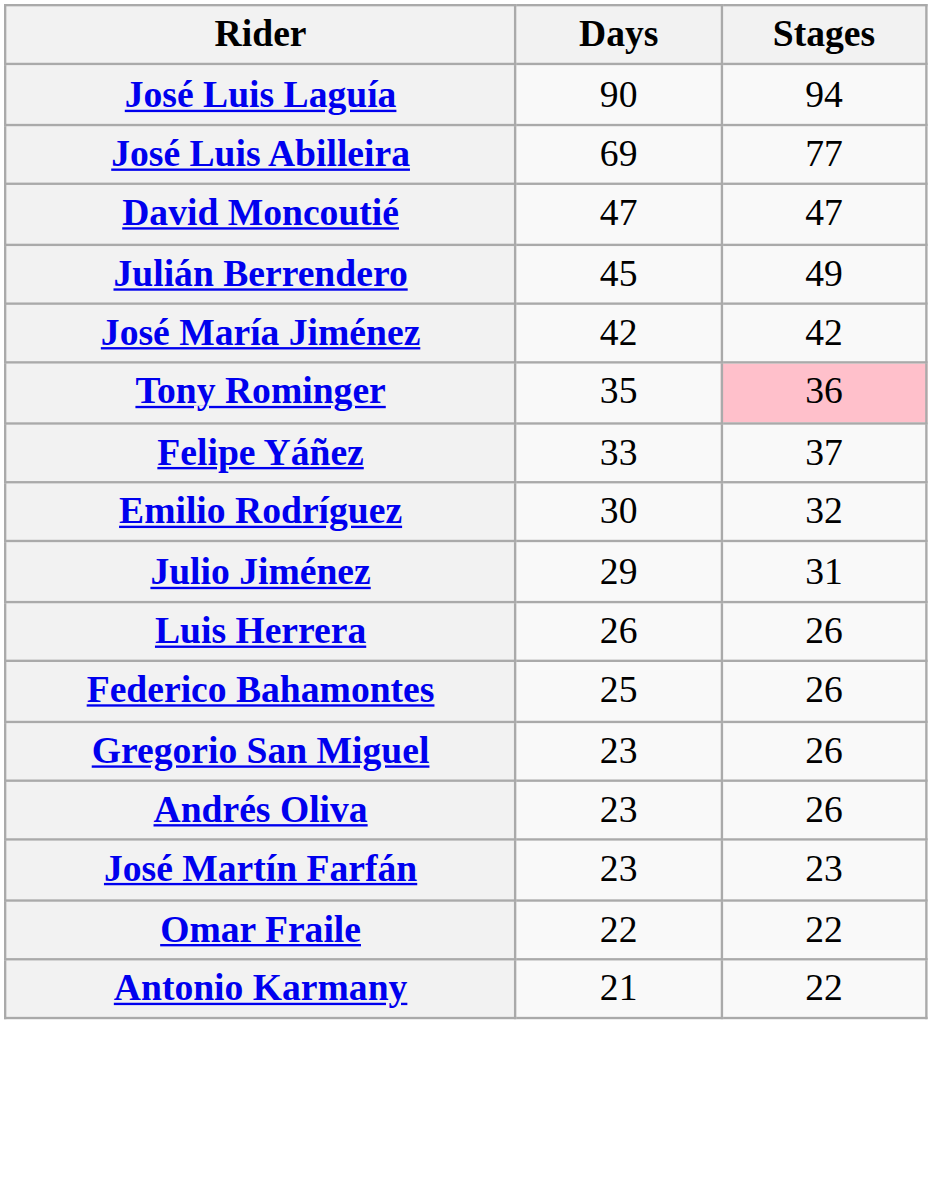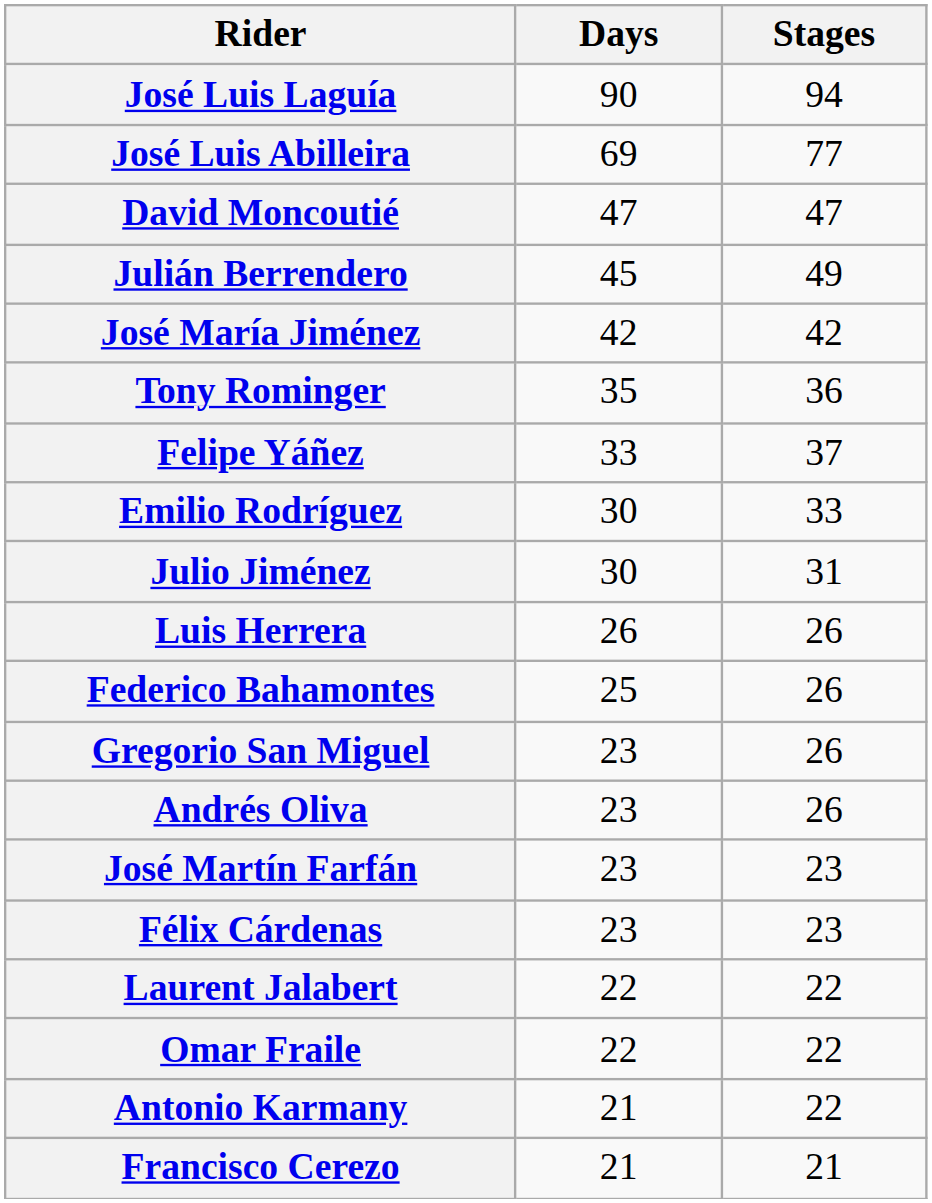(824, 392) pink background -> (824, 392) no background
(824, 511) 32 -> (824, 511) 33
(619, 570) 29 -> (619, 570) 30
+ row: (261, 928)
+ row: (261, 988)
+ row: (261, 1167)
